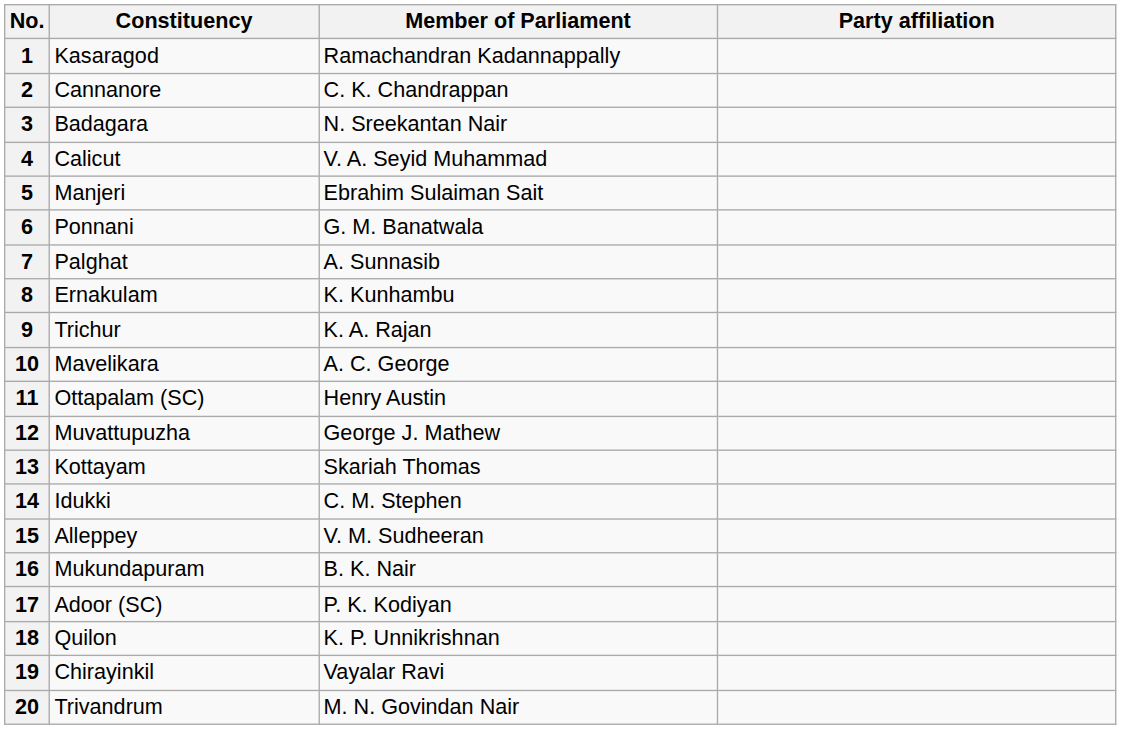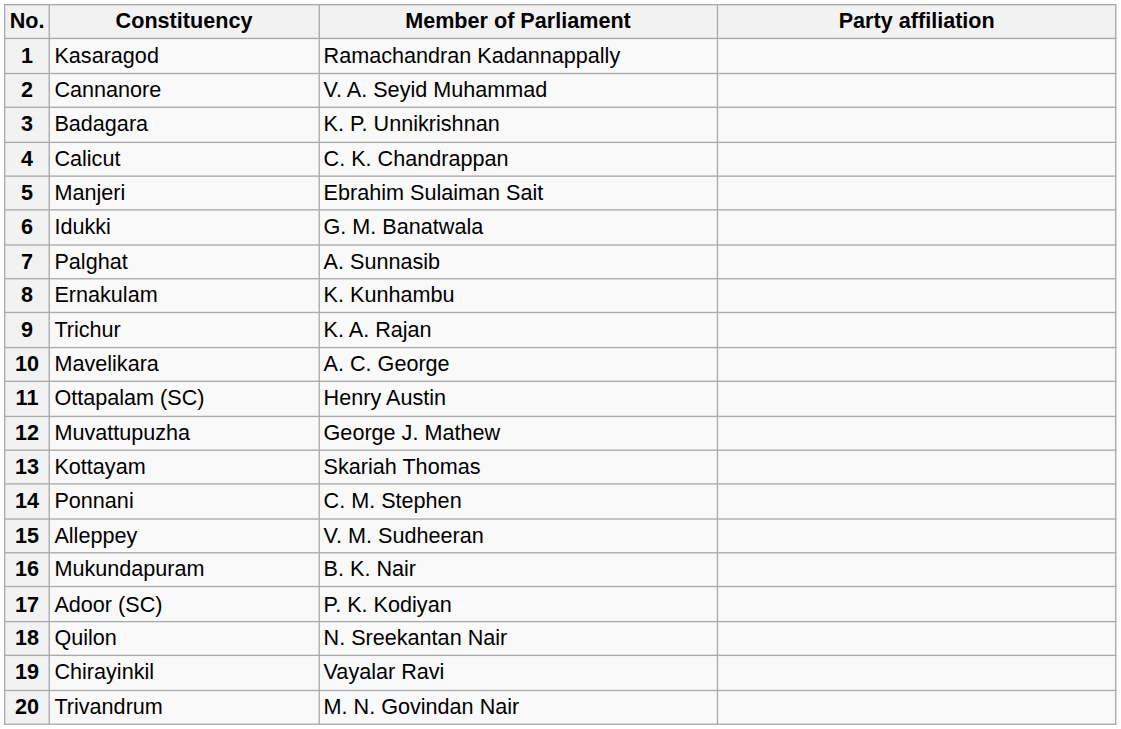(416, 90) C. K. Chandrappan -> (435, 90) V. A. Seyid Muhammad
(415, 124) N. Sreekantan Nair -> (412, 124) K. P. Unnikrishnan
(435, 158) V. A. Seyid Muhammad -> (416, 158) C. K. Chandrappan
(94, 227) Ponnani -> (83, 227) Idukki
(83, 501) Idukki -> (94, 501) Ponnani
(412, 638) K. P. Unnikrishnan -> (415, 638) N. Sreekantan Nair
